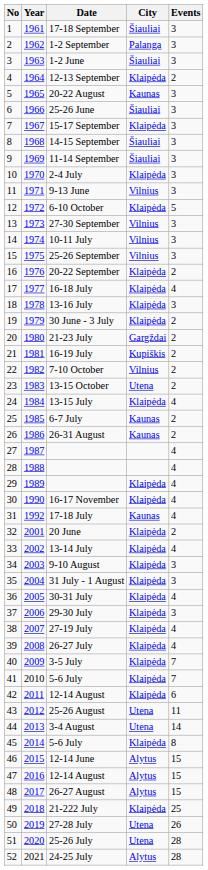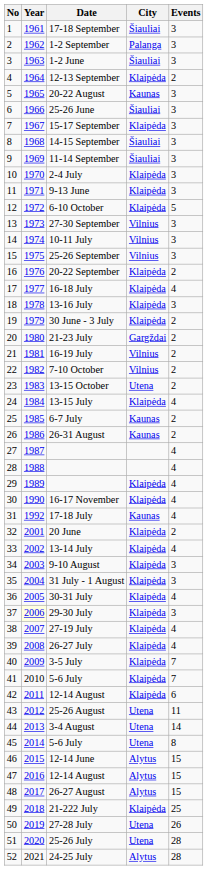(144, 191) Vilnius -> (147, 191) Klaipėda
(147, 353) Kupiškis -> (144, 353) Vilnius
(34, 613) no background -> (34, 613) lightyellow background
(147, 743) Klaipėda -> (141, 743) Utena
